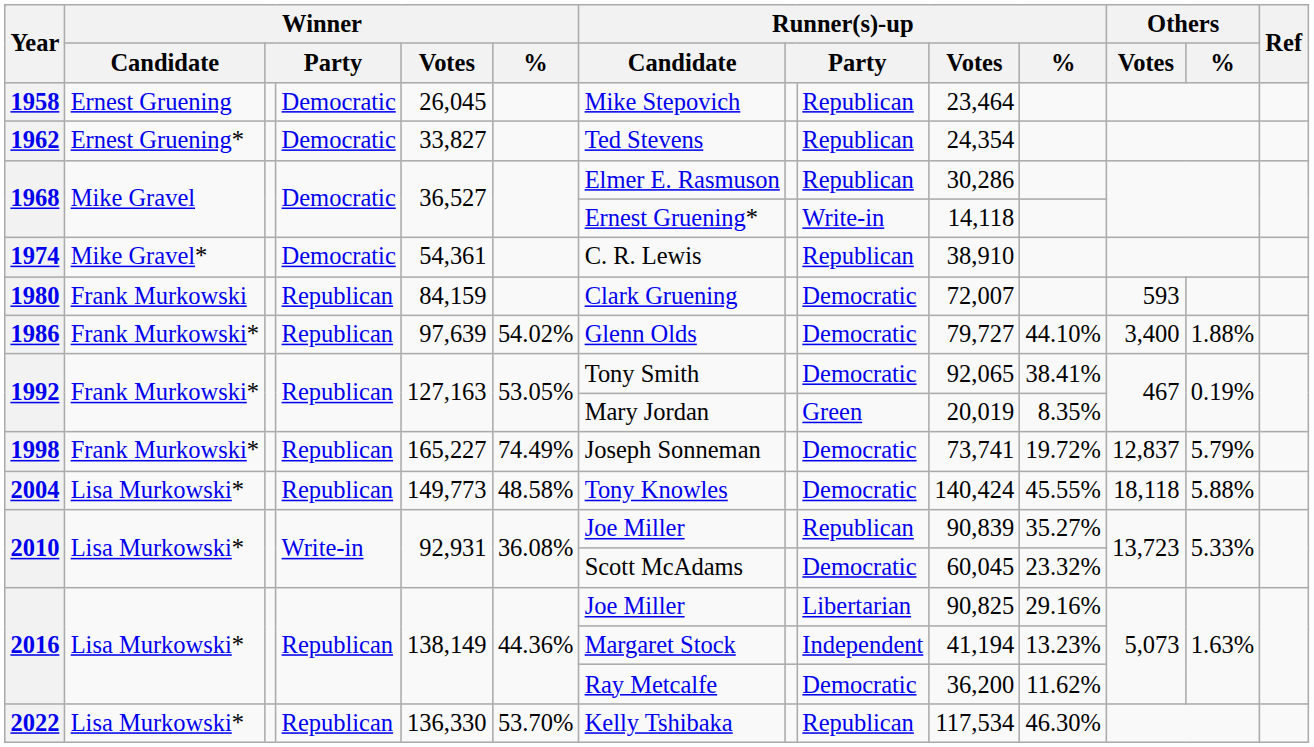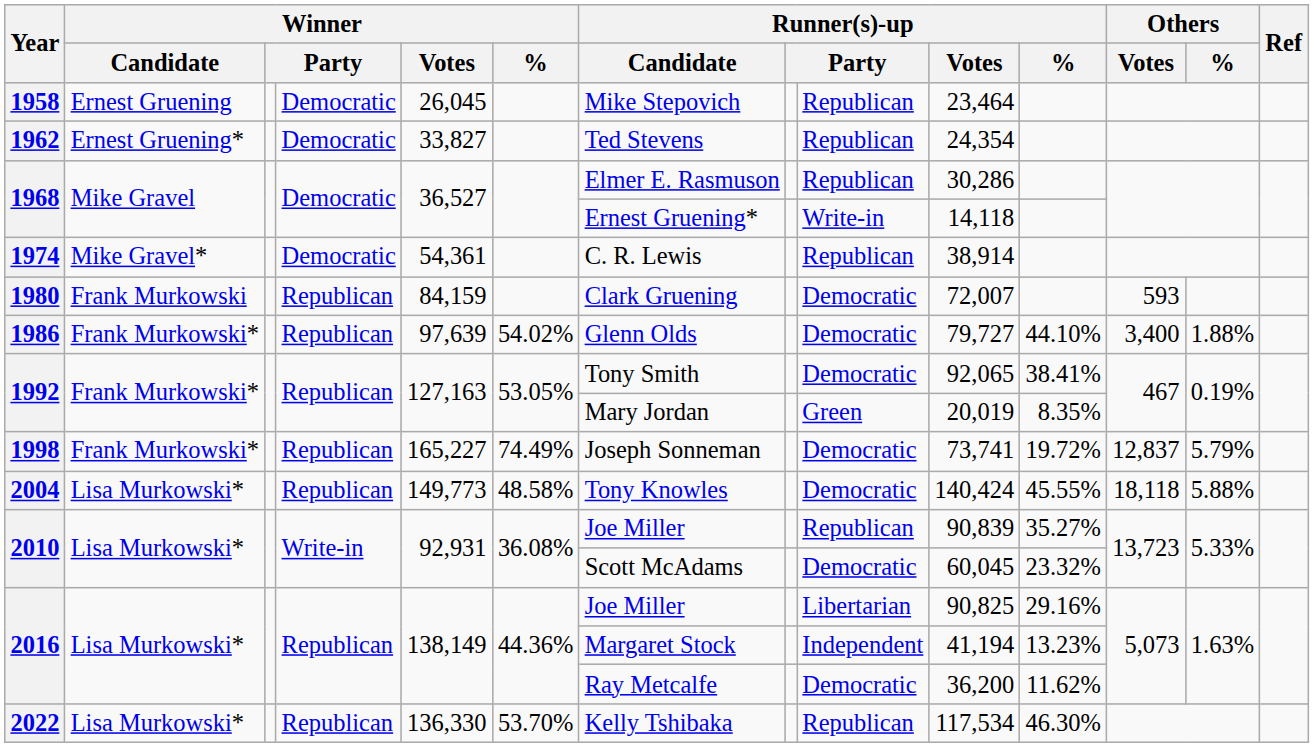(981, 256) 38,910 -> (981, 256) 38,914
